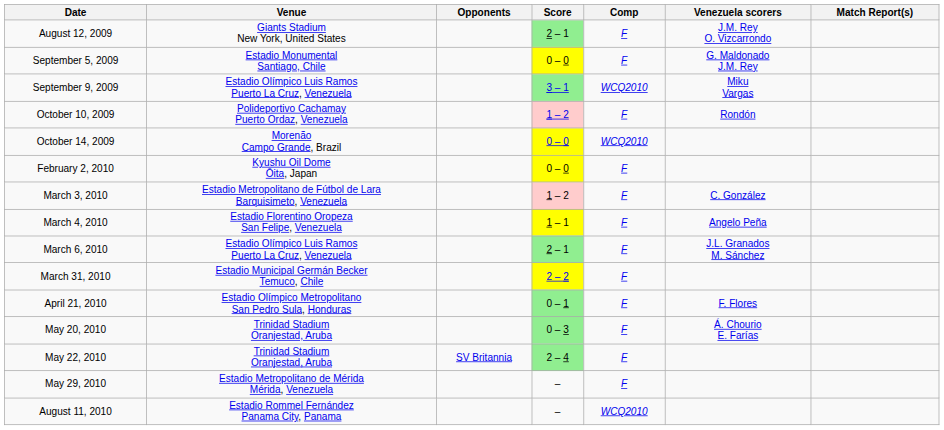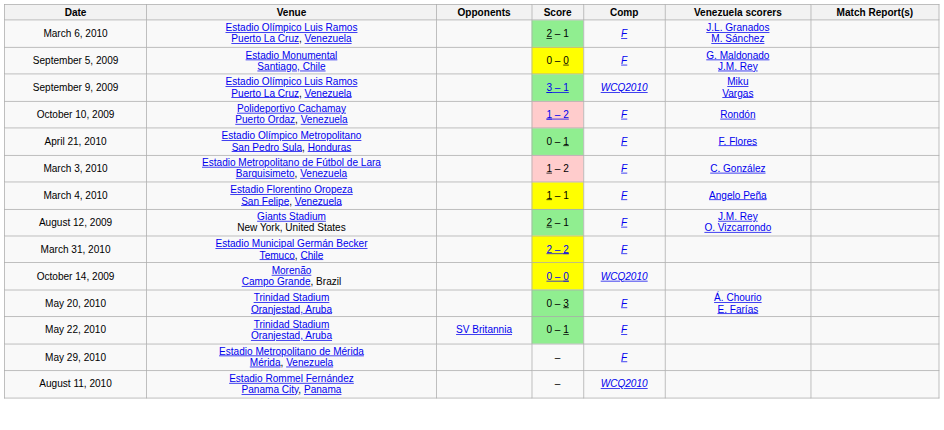rows swapped: (76, 33) <-> (76, 249)
rows swapped: (76, 141) <-> (76, 303)
- row: (76, 168)
(558, 357) 2 – 4 -> (558, 330) 0 – 1
